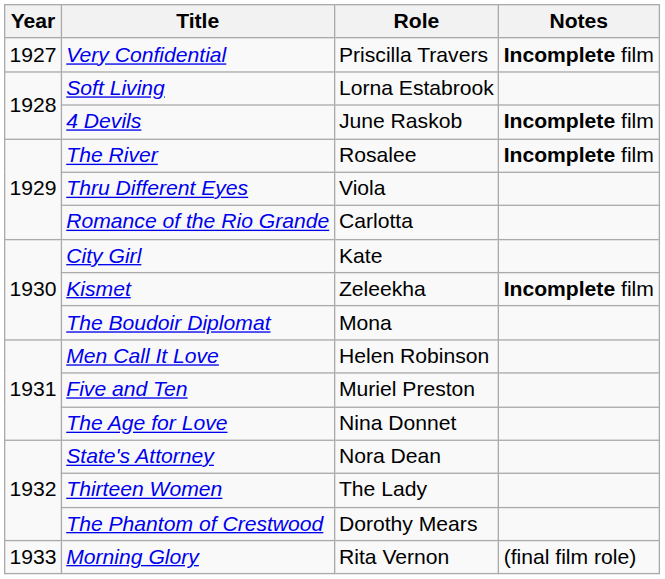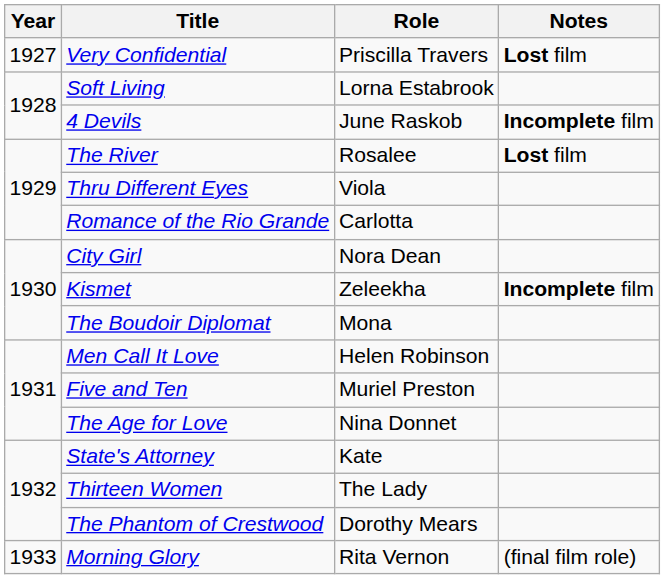(579, 54) Incomplete film -> (545, 54) Lost film
(579, 155) Incomplete film -> (545, 155) Lost film
(361, 255) Kate -> (390, 255) Nora Dean
(390, 456) Nora Dean -> (361, 456) Kate
